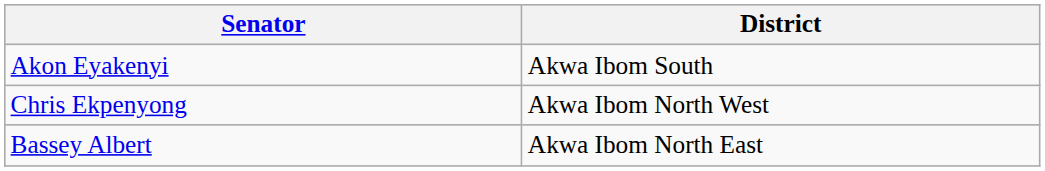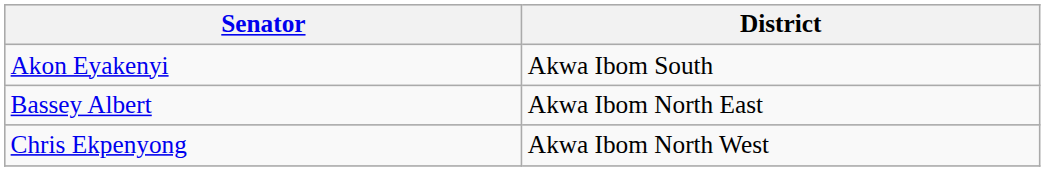rows swapped: (99, 104) <-> (81, 144)
